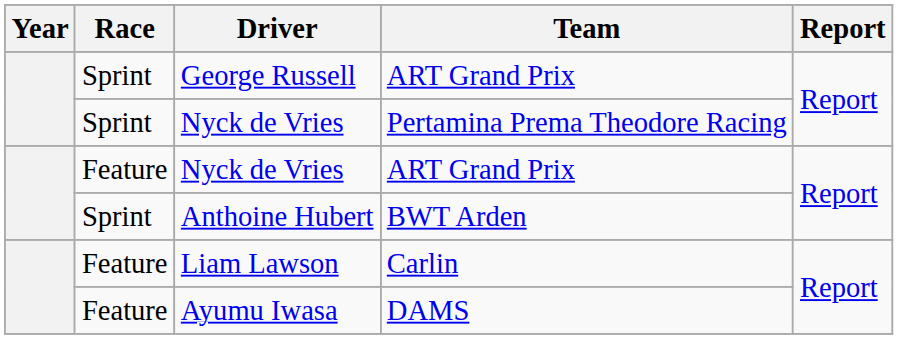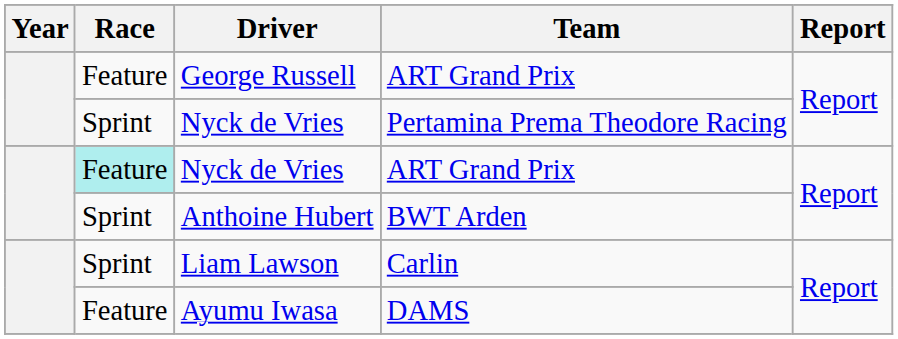(117, 75) Sprint -> (125, 75) Feature
(125, 169) no background -> (125, 169) paleturquoise background
(125, 263) Feature -> (117, 263) Sprint
